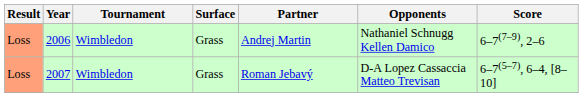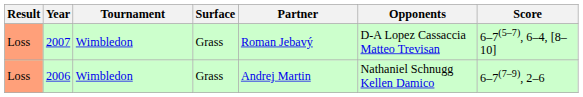rows swapped: (58, 40) <-> (58, 74)
